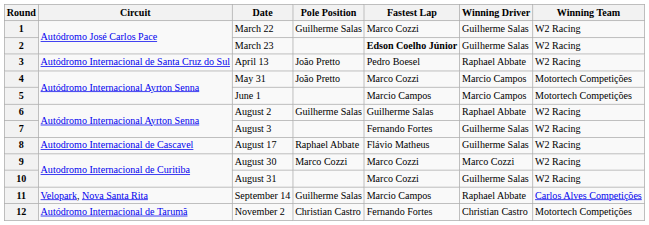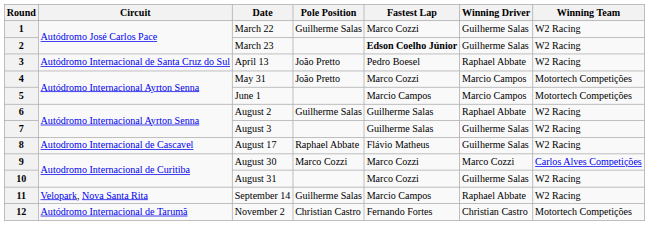(400, 128) Fernando Fortes -> (400, 128) Guilherme Salas
(558, 161) W2 Racing -> (588, 161) Carlos Alves Competições
(588, 195) Carlos Alves Competições -> (558, 195) W2 Racing
